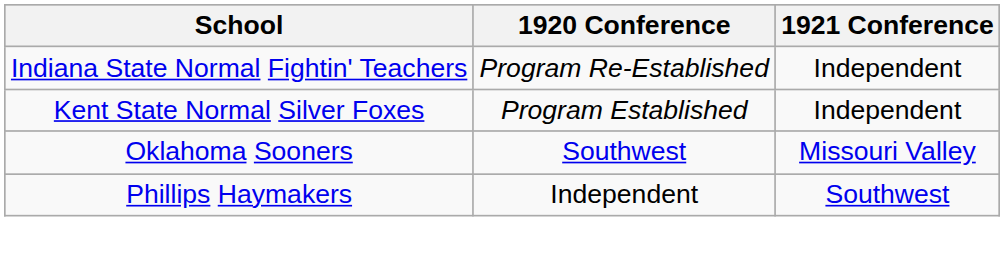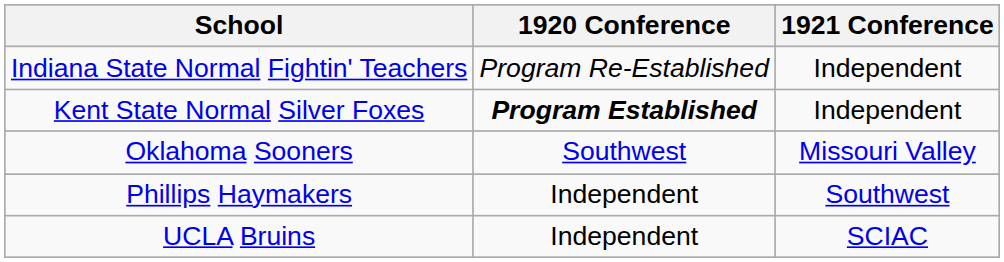(624, 109) normal -> (624, 109) bold
+ row: (239, 236)
